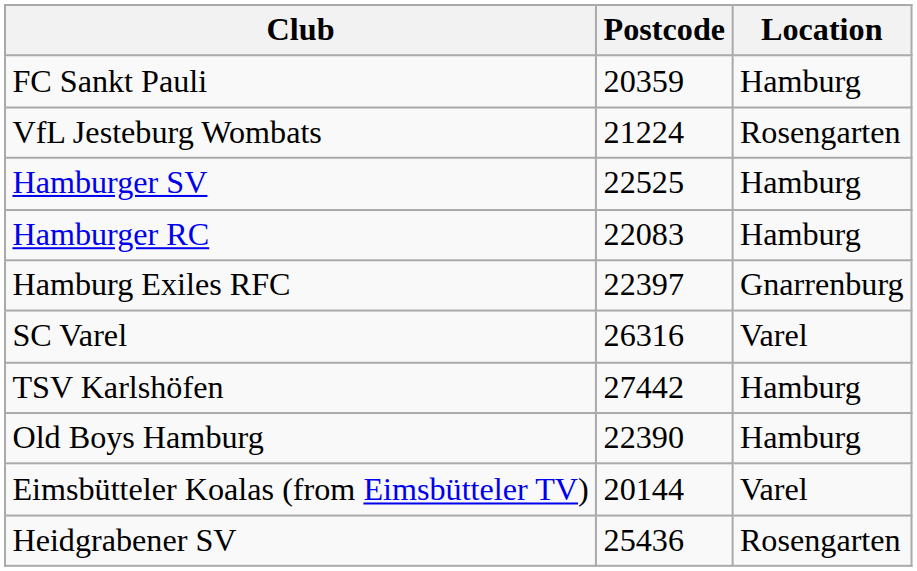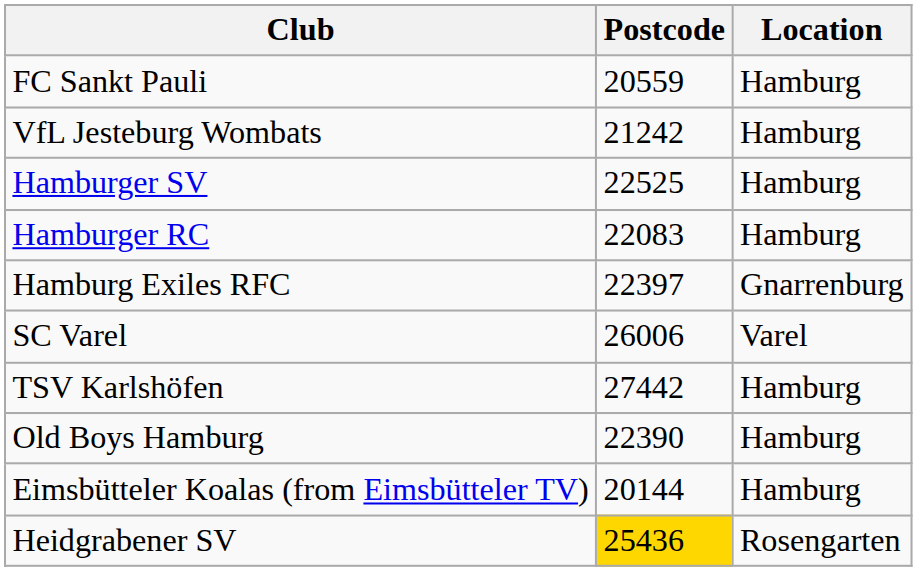(644, 81) 20359 -> (644, 81) 20559
(644, 132) 21224 -> (644, 132) 21242
(820, 132) Rosengarten -> (800, 132) Hamburg
(644, 336) 26316 -> (644, 336) 26006
(774, 489) Varel -> (800, 489) Hamburg
(644, 540) no background -> (644, 540) gold background
